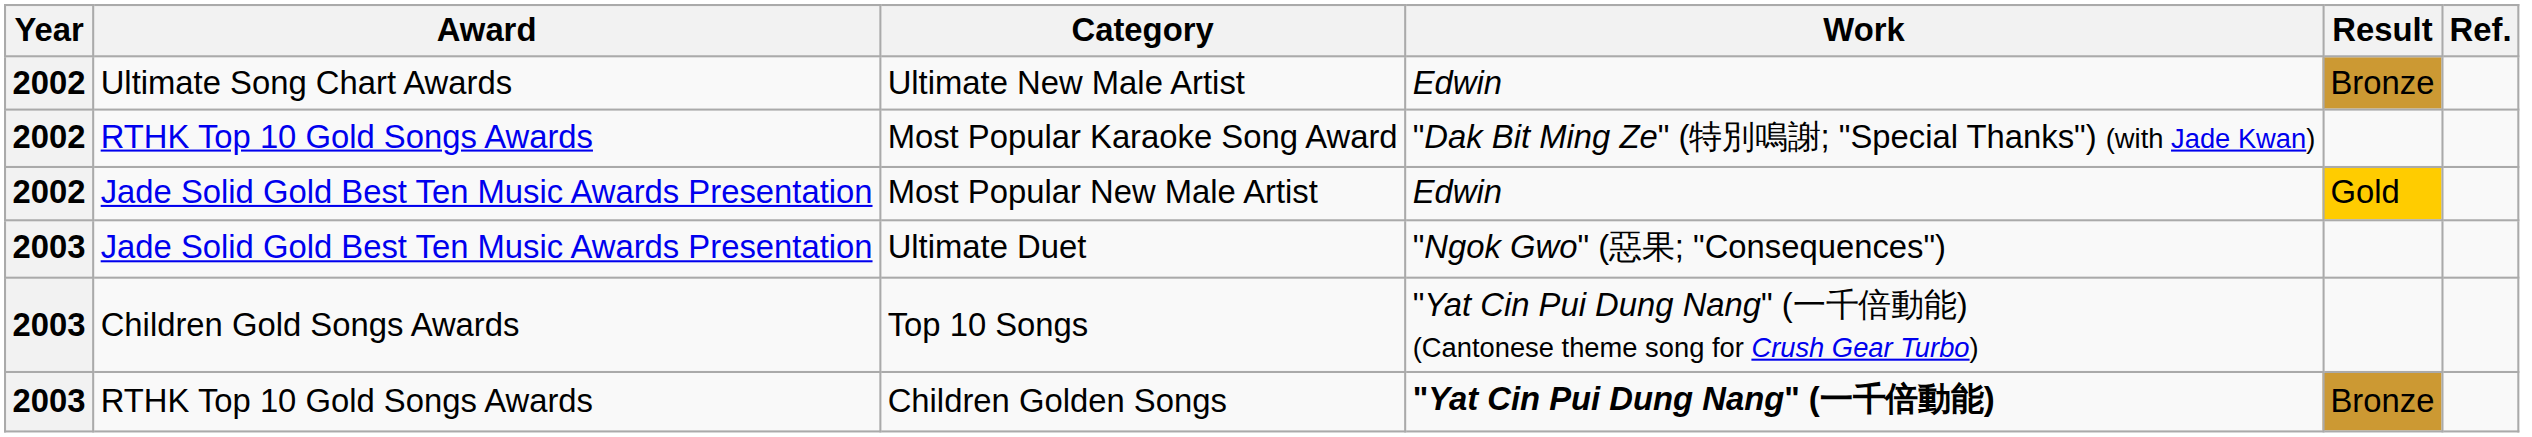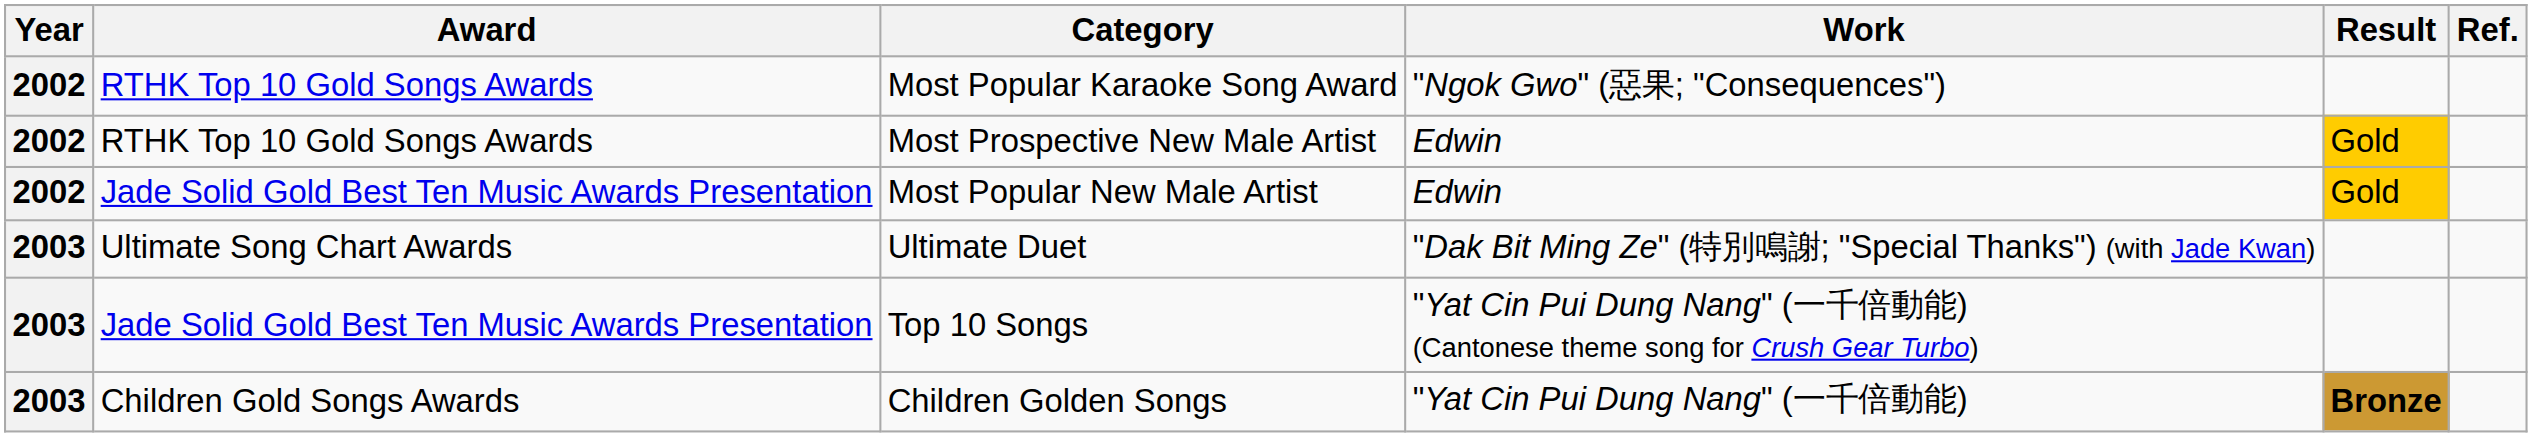- row: (1066, 82)
(1864, 136) "Dak Bit Ming Ze" (特別鳴謝; "Special Thanks") (with Jade Kwan) -> (1679, 84) "Ngok Gwo" (惡果; "Consequences")
+ row: (1132, 140)
(487, 247) Jade Solid Gold Best Ten Music Awards Presentation -> (306, 247) Ultimate Song Chart Awards
(1679, 246) "Ngok Gwo" (惡果; "Consequences") -> (1864, 246) "Dak Bit Ming Ze" (特別鳴謝; "Special Thanks") (with Jade Kwan)
(310, 324) Children Gold Songs Awards -> (487, 324) Jade Solid Gold Best Ten Music Awards Presentation
(347, 401) RTHK Top 10 Gold Songs Awards -> (310, 401) Children Gold Songs Awards
(1704, 400) bold -> (1690, 400) normal
(2382, 402) normal -> (2386, 402) bold
